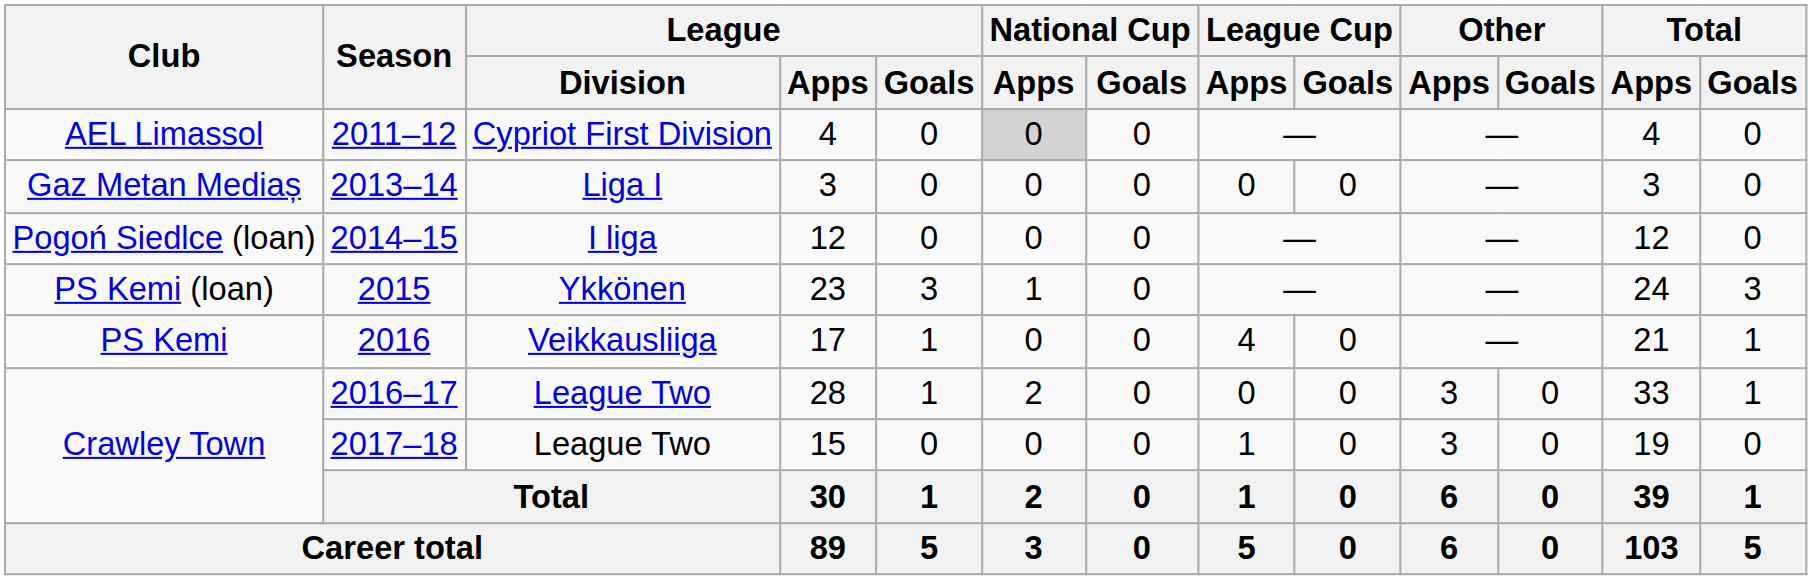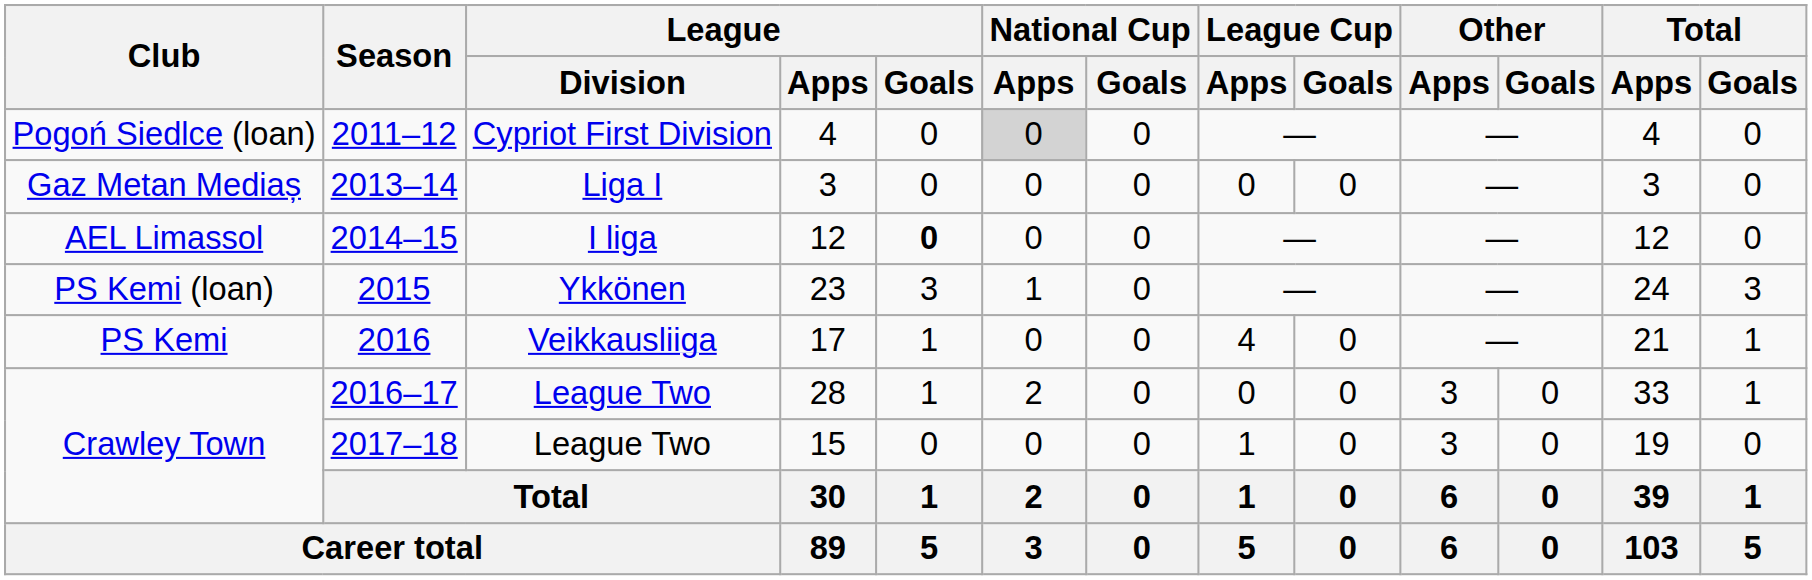(164, 133) AEL Limassol -> (164, 133) Pogoń Siedlce (loan)
(164, 237) Pogoń Siedlce (loan) -> (164, 237) AEL Limassol
(929, 237) normal -> (929, 237) bold
